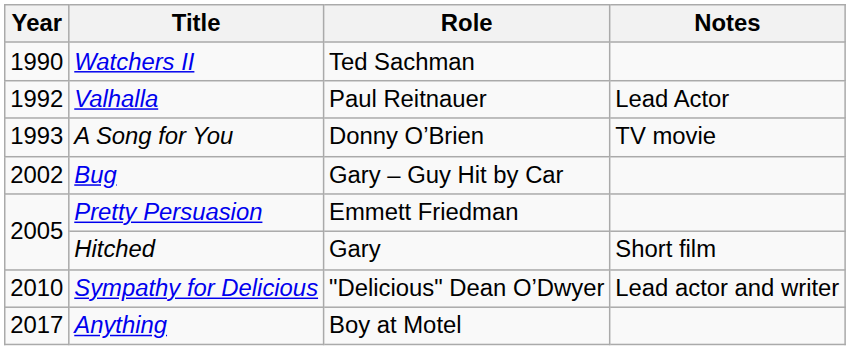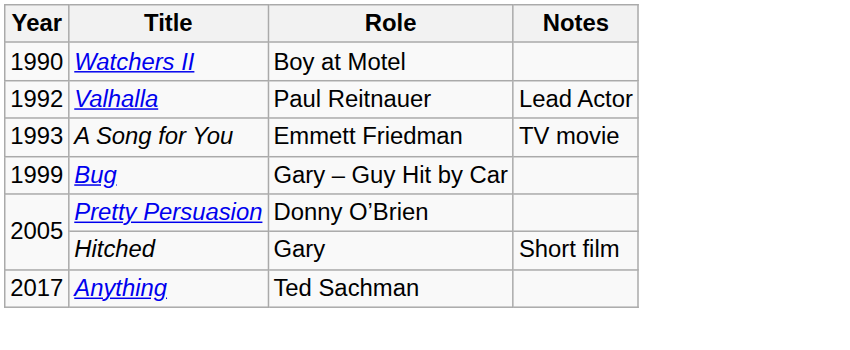(402, 61) Ted Sachman -> (340, 61) Boy at Motel
(407, 136) Donny O’Brien -> (368, 136) Emmett Friedman
(37, 174) 2002 -> (37, 174) 1999
(424, 212) Emmett Friedman -> (351, 212) Donny O’Brien
- row: (196, 288)
(395, 325) Boy at Motel -> (346, 288) Ted Sachman
